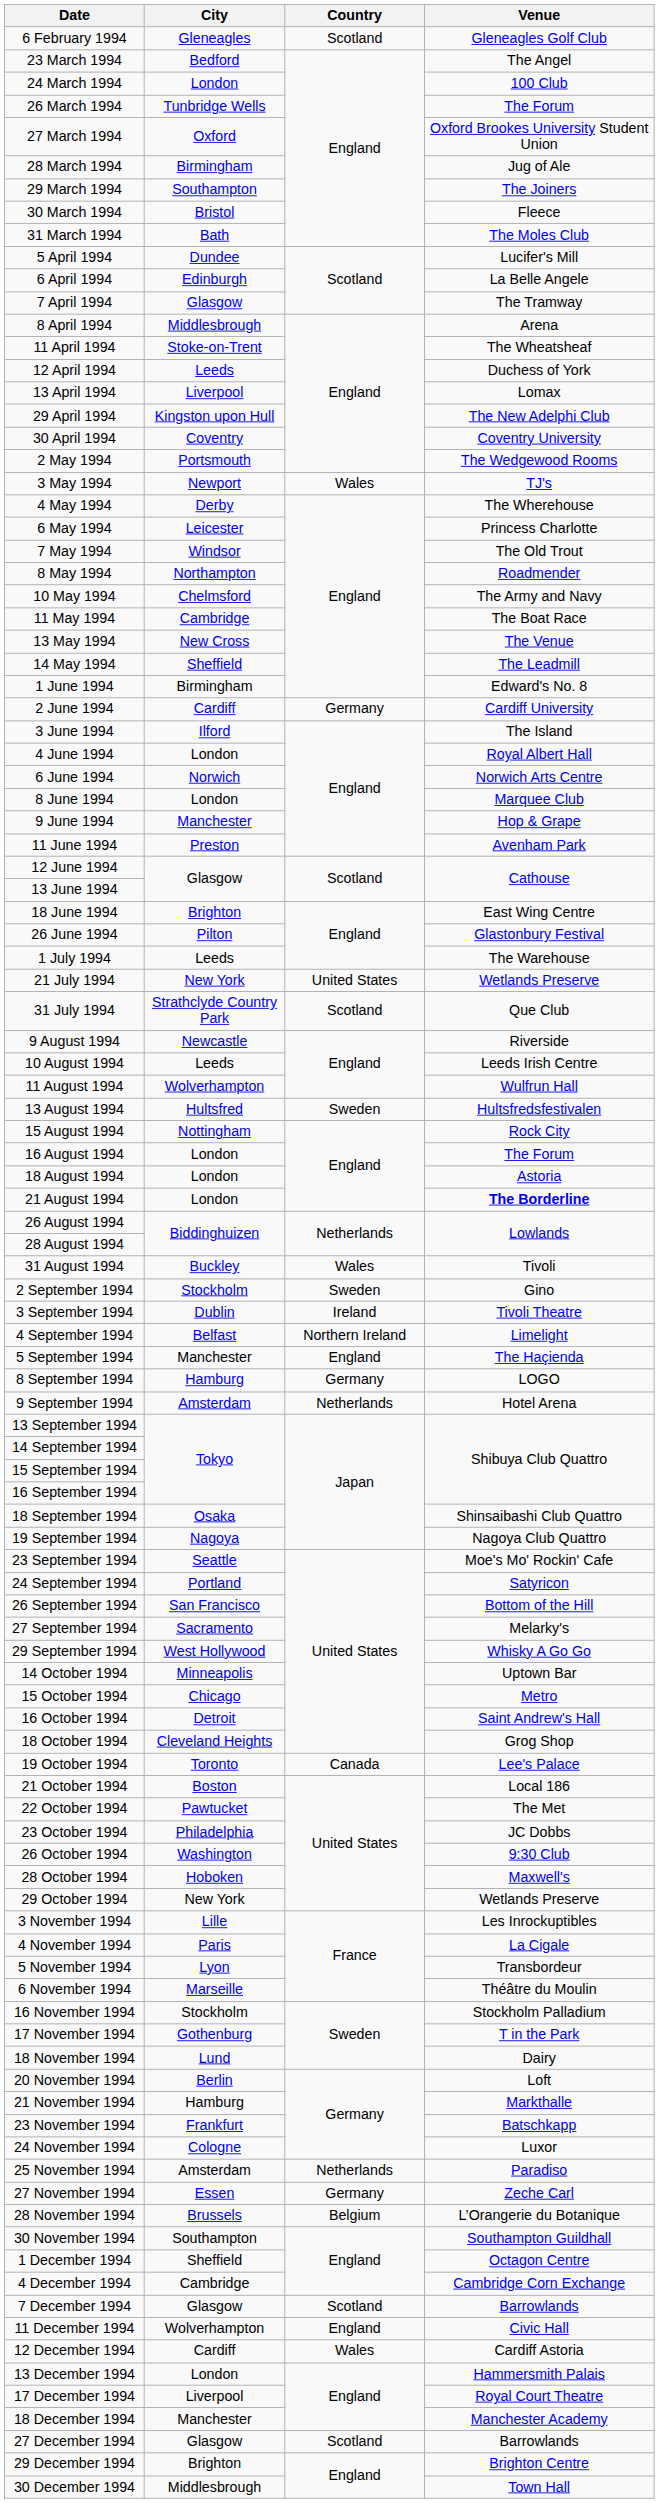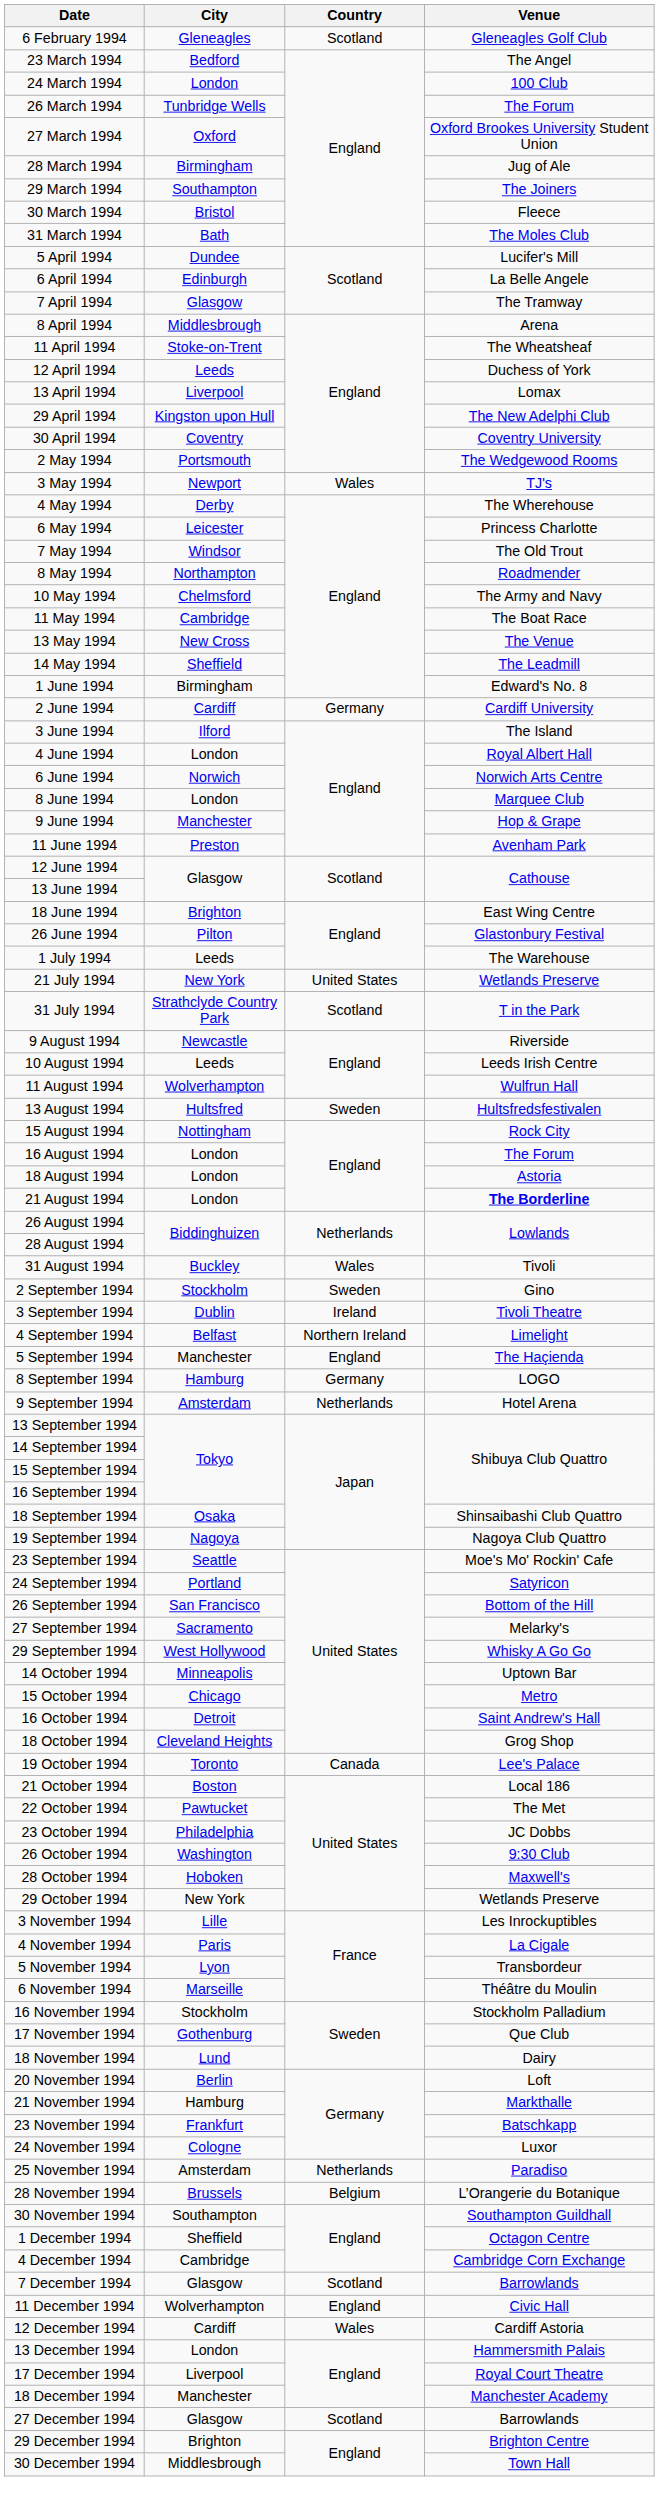(539, 1010) Que Club -> (539, 1010) T in the Park
(539, 2035) T in the Park -> (539, 2035) Que Club
- row: (74, 2193)
